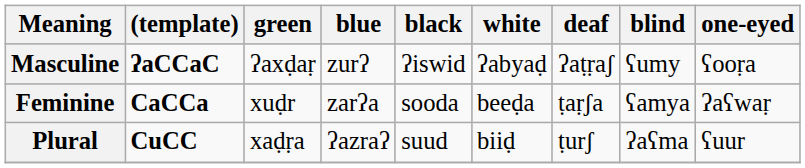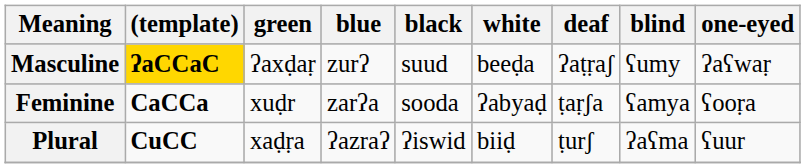(175, 63) no background -> (175, 63) gold background
(433, 63) ʔiswid -> (425, 63) suud
(512, 63) ʔabyaḍ -> (506, 63) beeḍa
(729, 63) ʕooṛa -> (736, 63) ʔaʕwaṛ
(506, 102) beeḍa -> (512, 102) ʔabyaḍ
(736, 102) ʔaʕwaṛ -> (729, 102) ʕooṛa
(425, 141) suud -> (433, 141) ʔiswid
